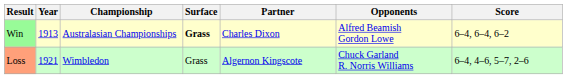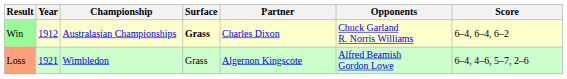(48, 33) 1913 -> (48, 33) 1912
(370, 33) Alfred Beamish Gordon Lowe -> (376, 33) Chuck Garland R. Norris Williams
(376, 60) Chuck Garland R. Norris Williams -> (370, 60) Alfred Beamish Gordon Lowe
